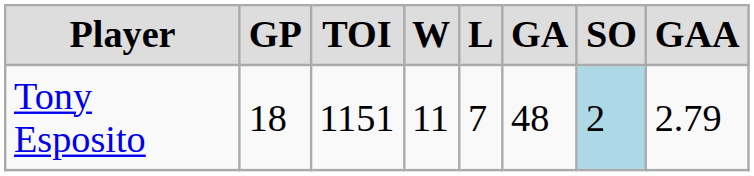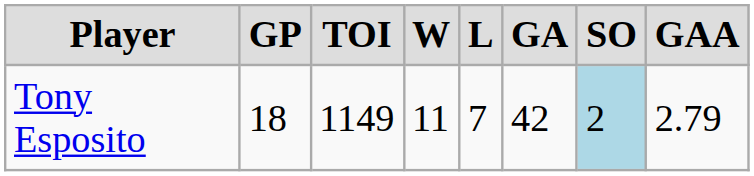(357, 116) 1151 -> (357, 116) 1149
(530, 116) 48 -> (530, 116) 42
